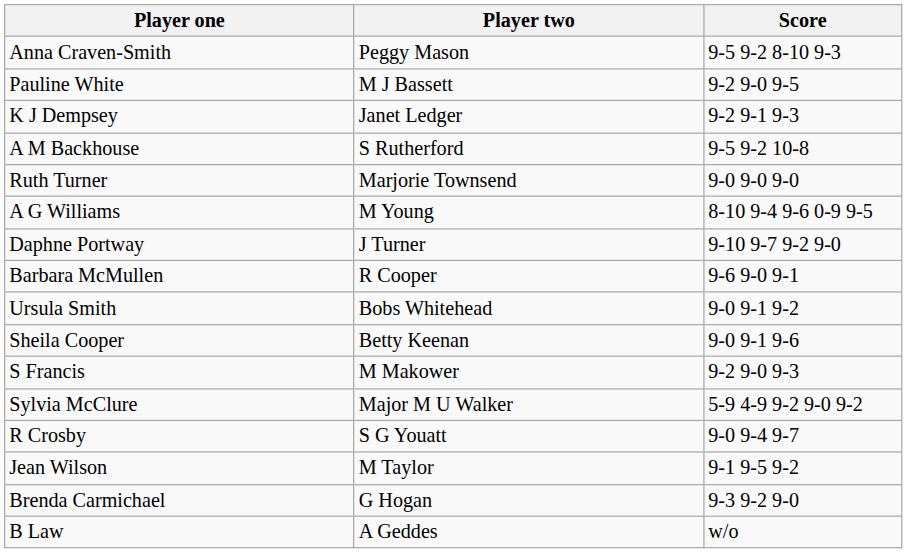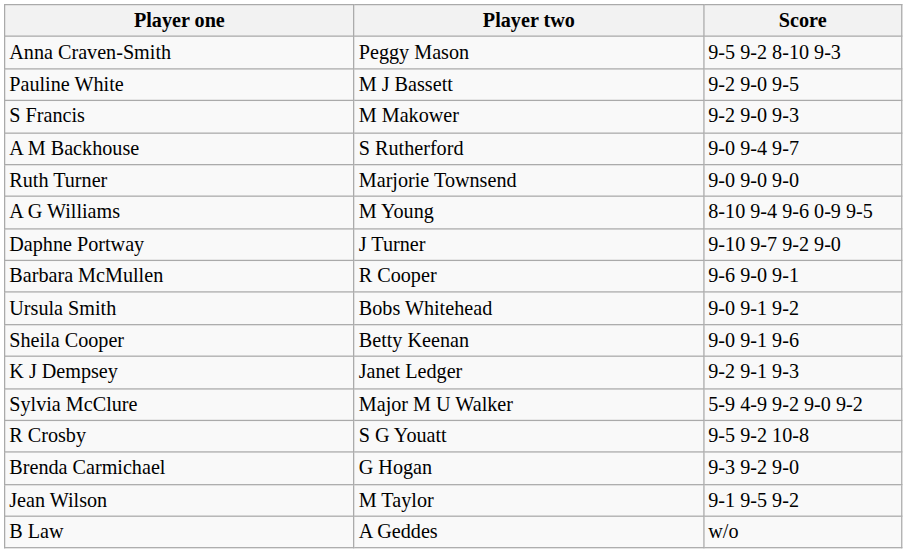rows swapped: (64, 116) <-> (47, 372)
(759, 148) 9-5 9-2 10-8 -> (754, 148) 9-0 9-4 9-7
(754, 436) 9-0 9-4 9-7 -> (759, 436) 9-5 9-2 10-8
rows swapped: (58, 468) <-> (87, 500)
